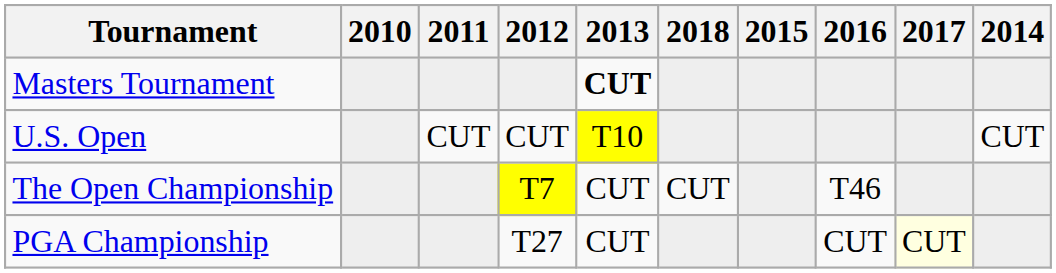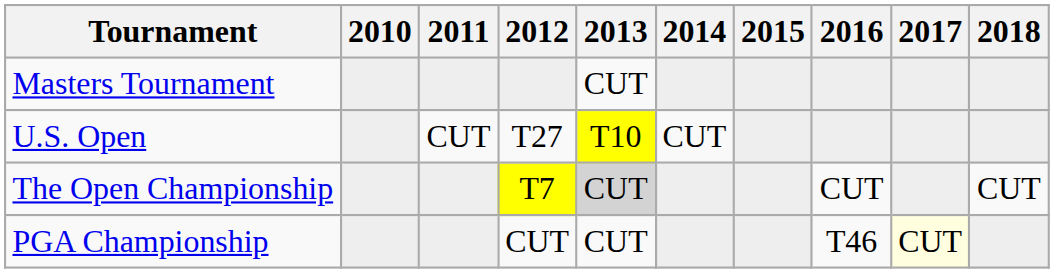columns swapped: (1012, 31) <-> (698, 31)
(618, 83) bold -> (616, 83) normal
(537, 136) CUT -> (537, 136) T27
(617, 188) no background -> (616, 188) lightgrey background
(855, 188) T46 -> (852, 188) CUT
(537, 241) T27 -> (537, 241) CUT
(855, 241) CUT -> (852, 241) T46
